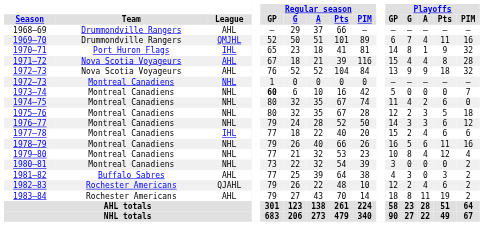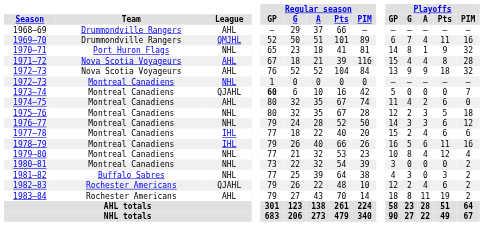(229, 51) IHL -> (229, 51) NHL
(229, 92) NHL -> (229, 92) QJAHL
(229, 103) NHL -> (229, 103) AHL
(229, 144) NHL -> (229, 144) IHL
(229, 175) AHL -> (229, 175) NHL
